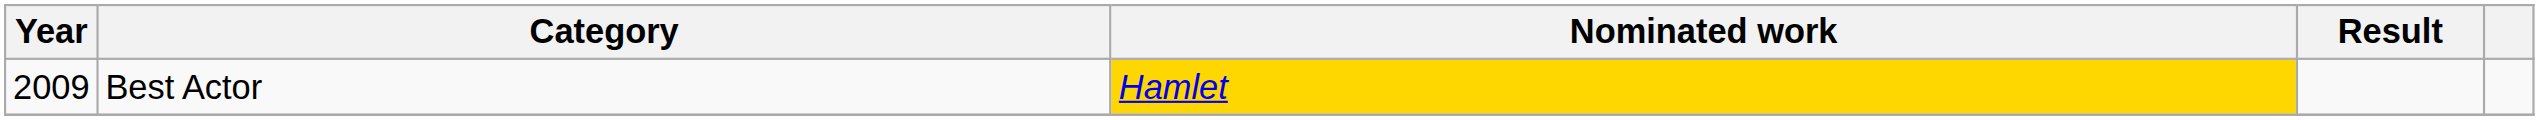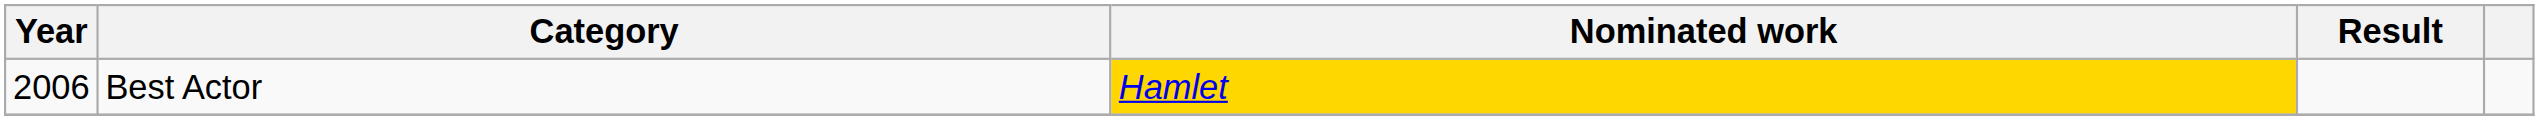(51, 86) 2009 -> (51, 86) 2006
